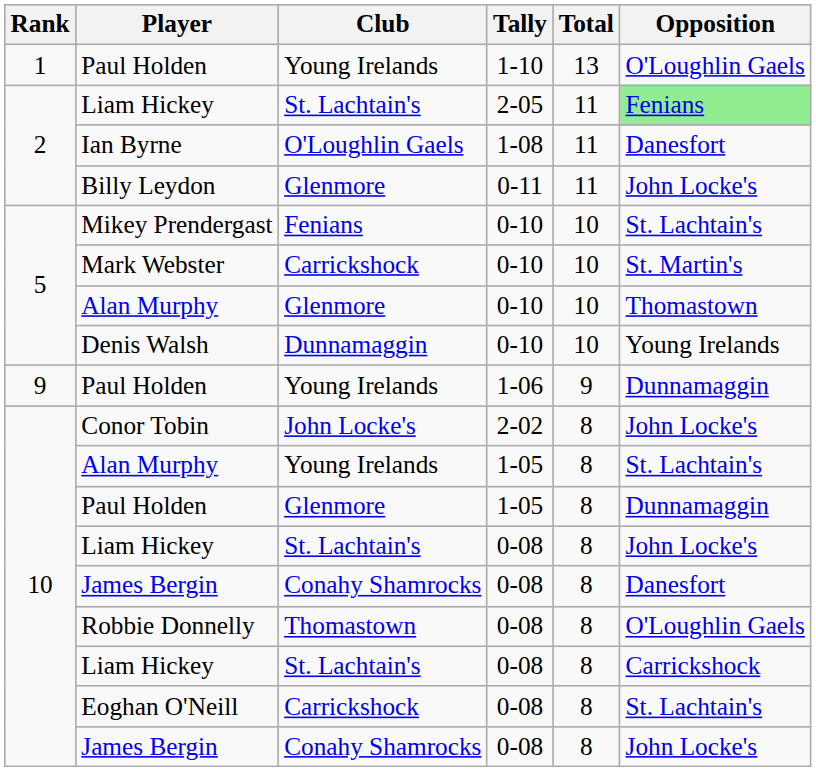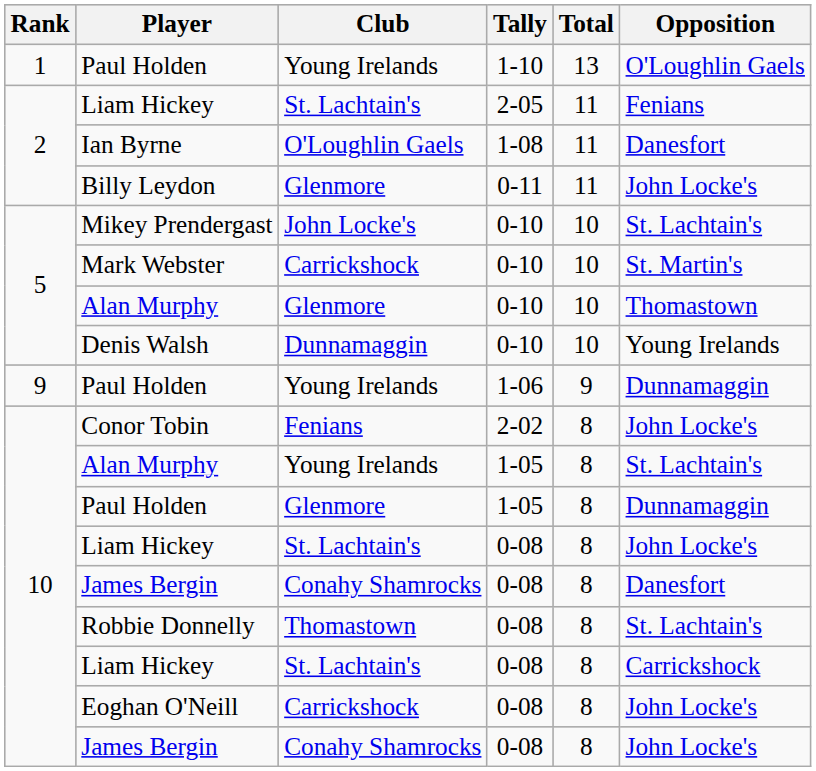(665, 104) lightgreen background -> (665, 104) no background
(323, 225) Fenians -> (350, 225) John Locke's
(350, 425) John Locke's -> (323, 425) Fenians
(715, 625) O'Loughlin Gaels -> (694, 625) St. Lachtain's
(694, 706) St. Lachtain's -> (691, 706) John Locke's
